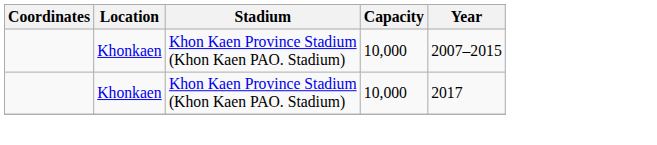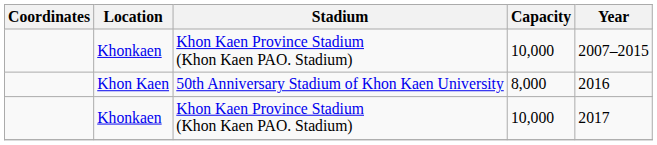+ row: (133, 84)
